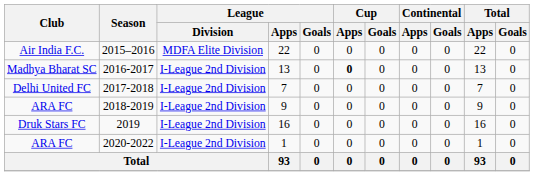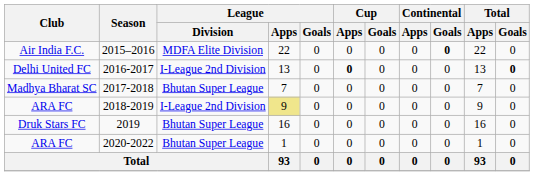(447, 50) normal -> (447, 50) bold
(52, 69) Madhya Bharat SC -> (52, 69) Delhi United FC
(513, 69) normal -> (513, 69) bold
(52, 87) Delhi United FC -> (52, 87) Madhya Bharat SC
(213, 87) I-League 2nd Division -> (213, 87) Bhutan Super League
(284, 106) no background -> (284, 106) khaki background
(213, 124) I-League 2nd Division -> (213, 124) Bhutan Super League
(213, 143) I-League 2nd Division -> (213, 143) Bhutan Super League
